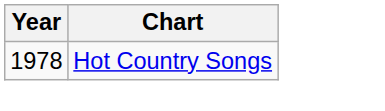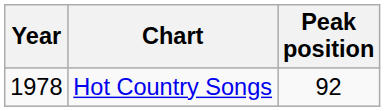+ column: (329, 36)
